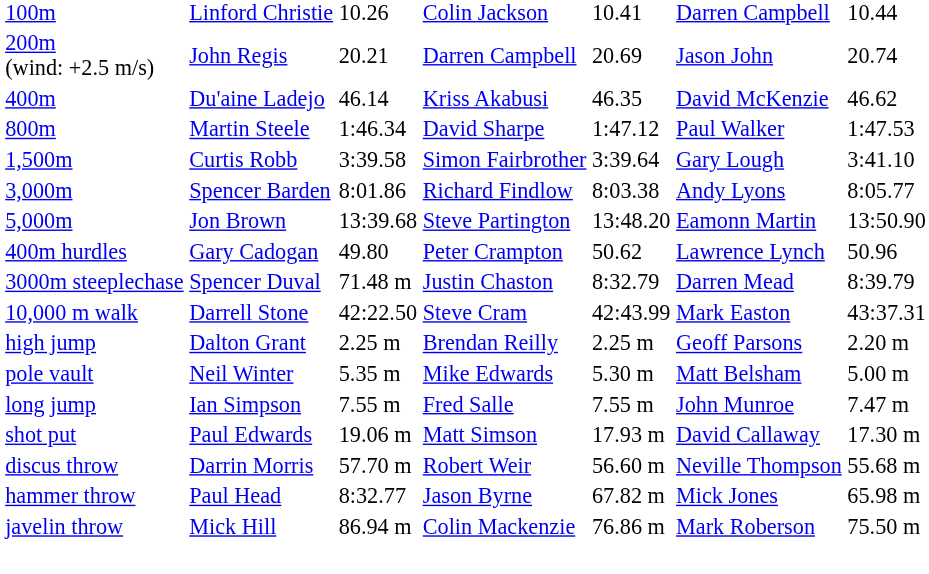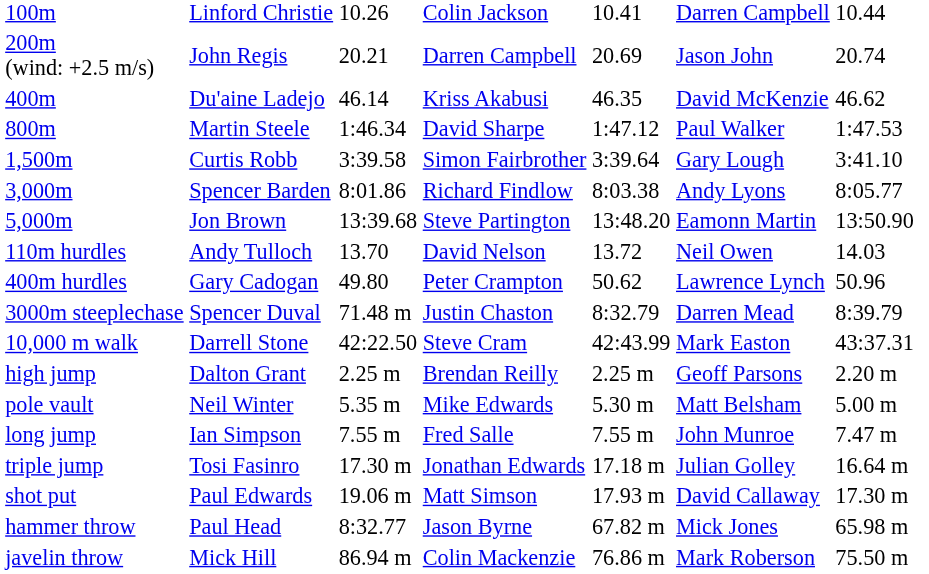+ row: (66, 251)
+ row: (54, 465)
- row: (62, 465)
